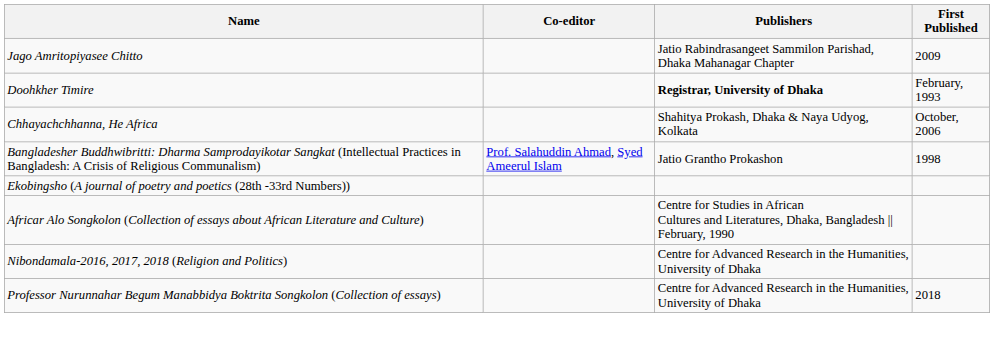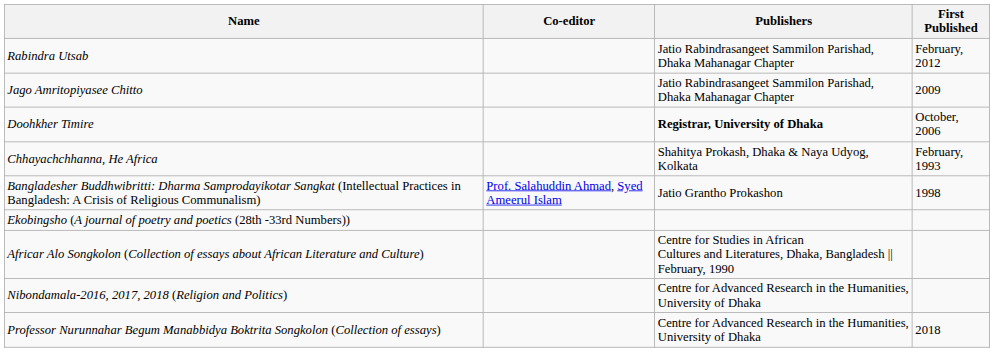+ row: (48, 55)
(939, 90) February, 1993 -> (937, 124) October, 2006
(937, 124) October, 2006 -> (939, 158) February, 1993
